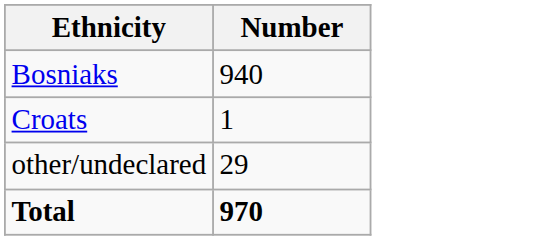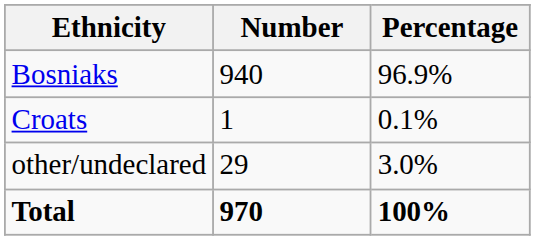+ column: (450, 27)
